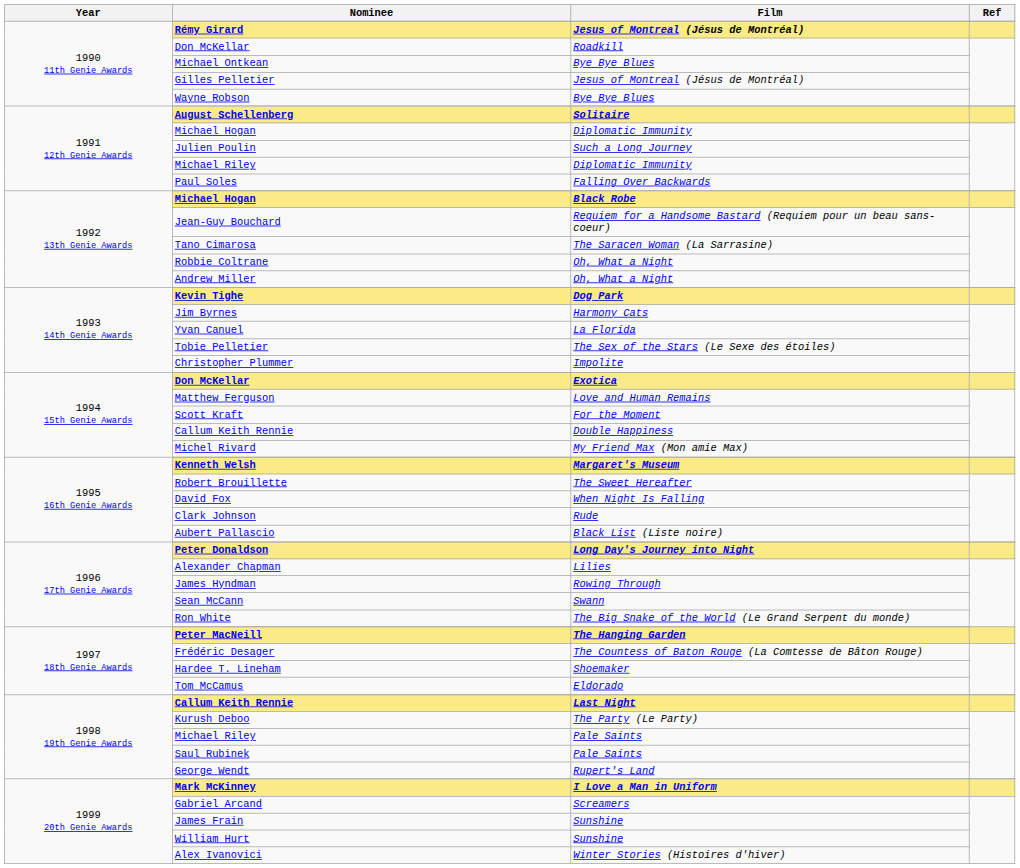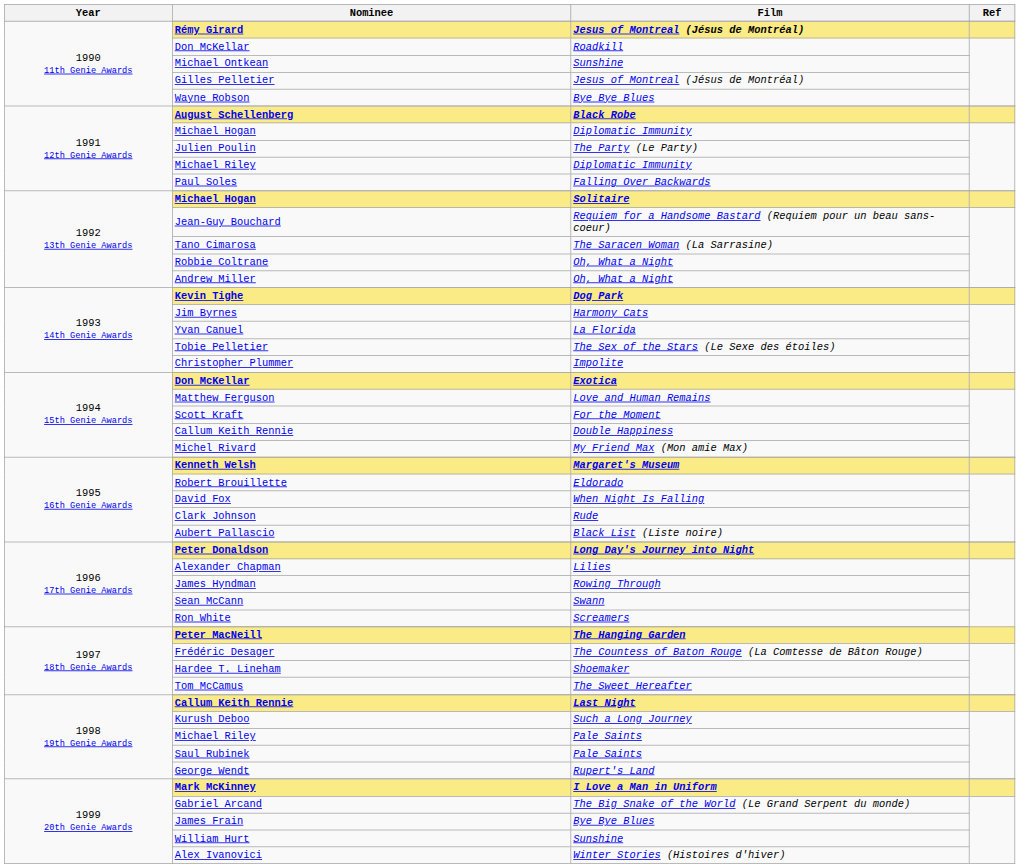(614, 64) Bye Bye Blues -> (598, 64) Sunshine
(601, 115) Solitaire -> (604, 115) Black Robe
(633, 148) Such a Long Journey -> (636, 148) The Party (Le Party)
(604, 199) Black Robe -> (601, 199) Solitaire
(633, 483) The Sweet Hereafter -> (598, 483) Eldorado
(742, 618) The Big Snake of the World (Le Grand Serpent du monde) -> (601, 618) Screamers
(598, 686) Eldorado -> (633, 686) The Sweet Hereafter
(636, 720) The Party (Le Party) -> (633, 720) Such a Long Journey
(601, 805) Screamers -> (742, 805) The Big Snake of the World (Le Grand Serpent du monde)
(598, 822) Sunshine -> (614, 822) Bye Bye Blues
